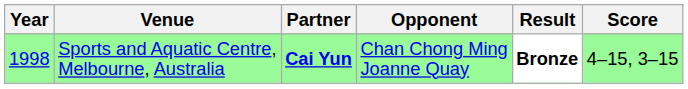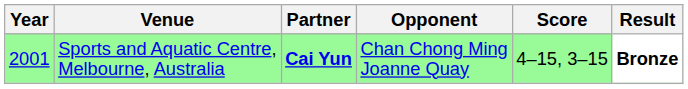columns swapped: (633, 19) <-> (547, 19)
(29, 59) 1998 -> (29, 59) 2001
